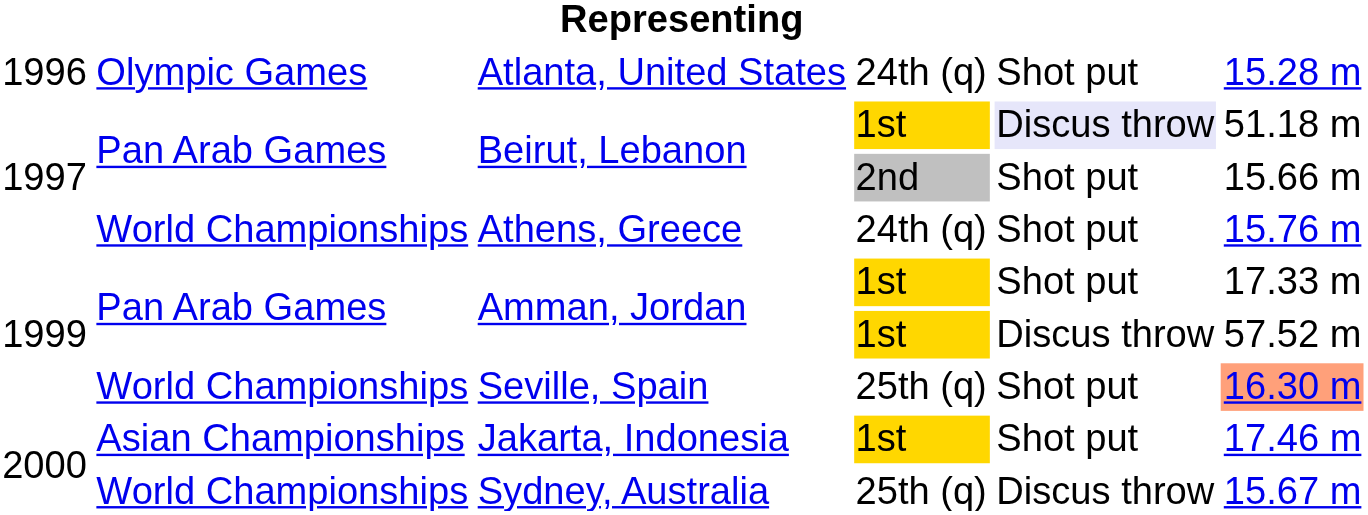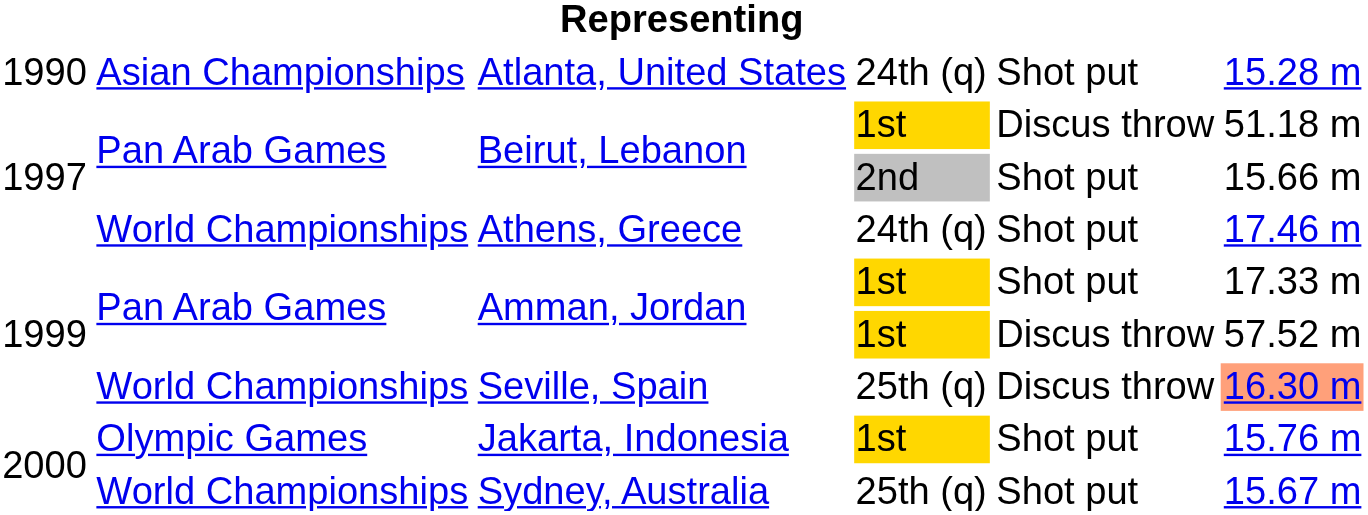(44, 72) 1996 -> (44, 72) 1990
(232, 72) Olympic Games -> (281, 72) Asian Championships
(1105, 124) lavender background -> (1105, 124) no background
(1293, 229) 15.76 m -> (1293, 229) 17.46 m
(1067, 386) Shot put -> (1105, 386) Discus throw
(281, 438) Asian Championships -> (232, 438) Olympic Games
(1293, 438) 17.46 m -> (1293, 438) 15.76 m
(1105, 491) Discus throw -> (1067, 491) Shot put
